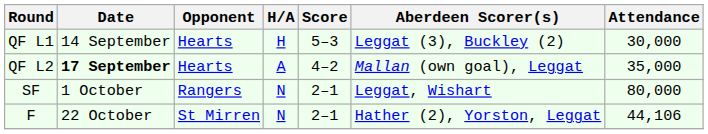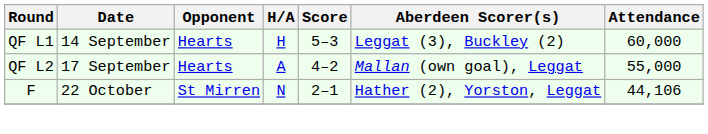(654, 42) 30,000 -> (654, 42) 60,000
(116, 67) bold -> (116, 67) normal
(654, 67) 35,000 -> (654, 67) 55,000
- row: (31, 91)
